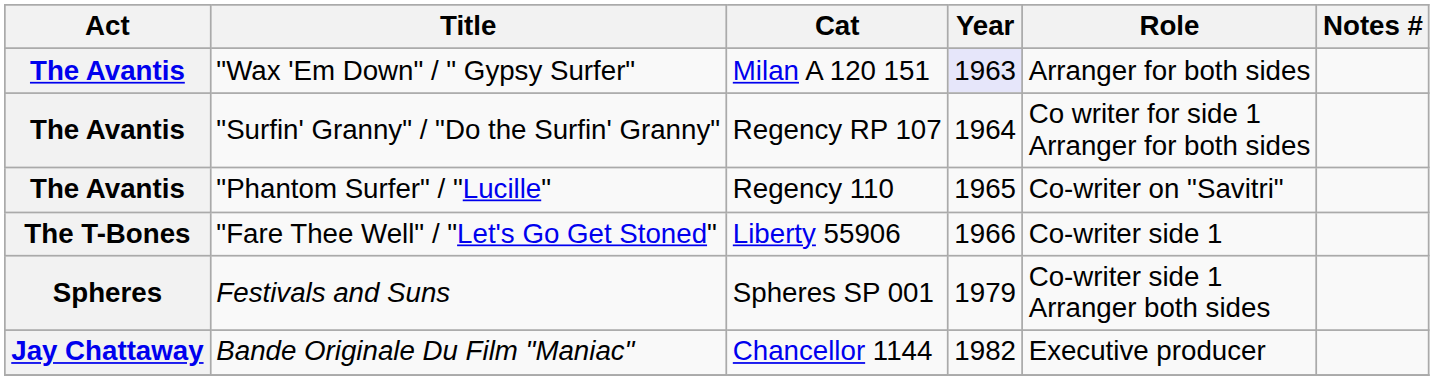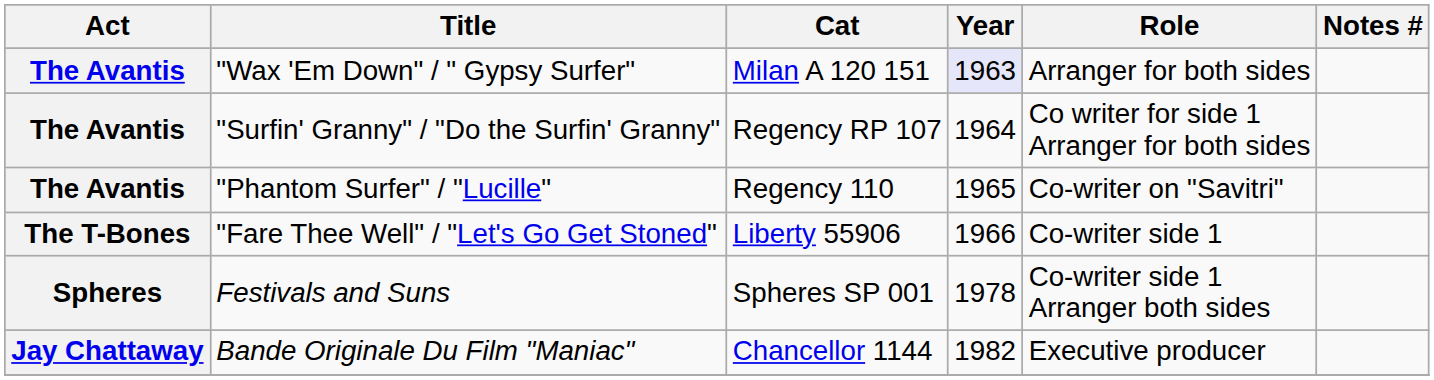(985, 292) 1979 -> (985, 292) 1978
